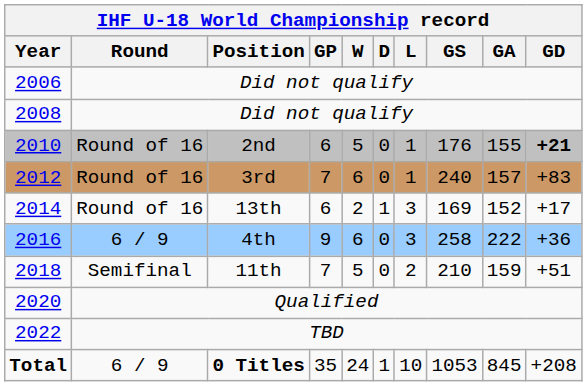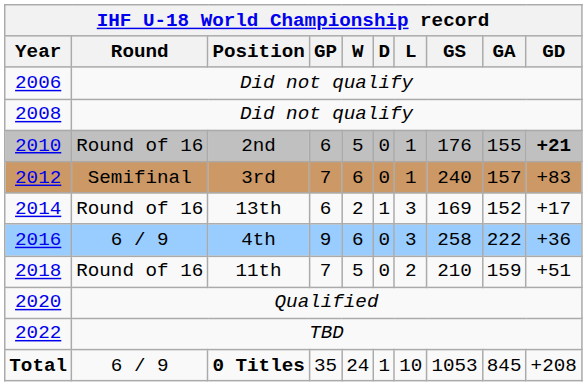(140, 177) Round of 16 -> (140, 177) Semifinal
(140, 271) Semifinal -> (140, 271) Round of 16
